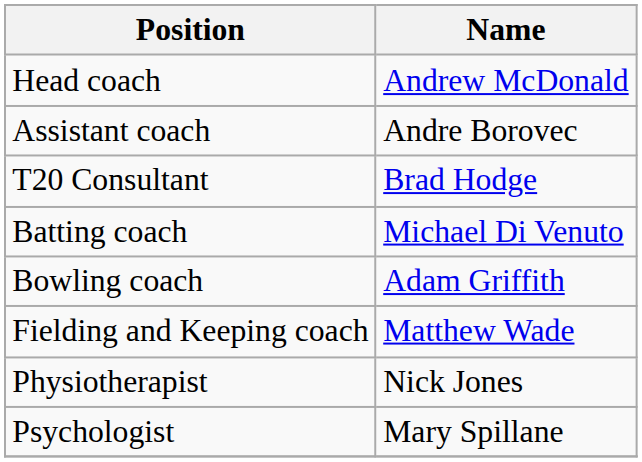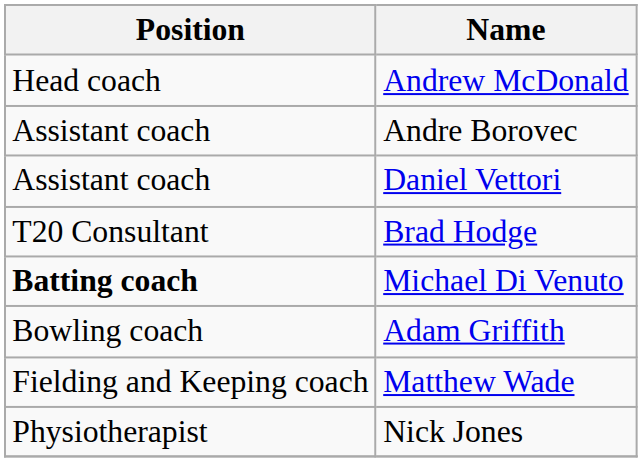+ row: (472, 180)
(100, 230) normal -> (105, 280) bold
- row: (473, 431)
